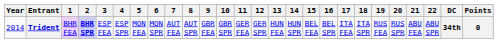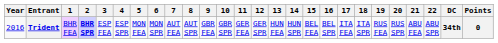(15, 28) 2014 -> (15, 28) 2016
